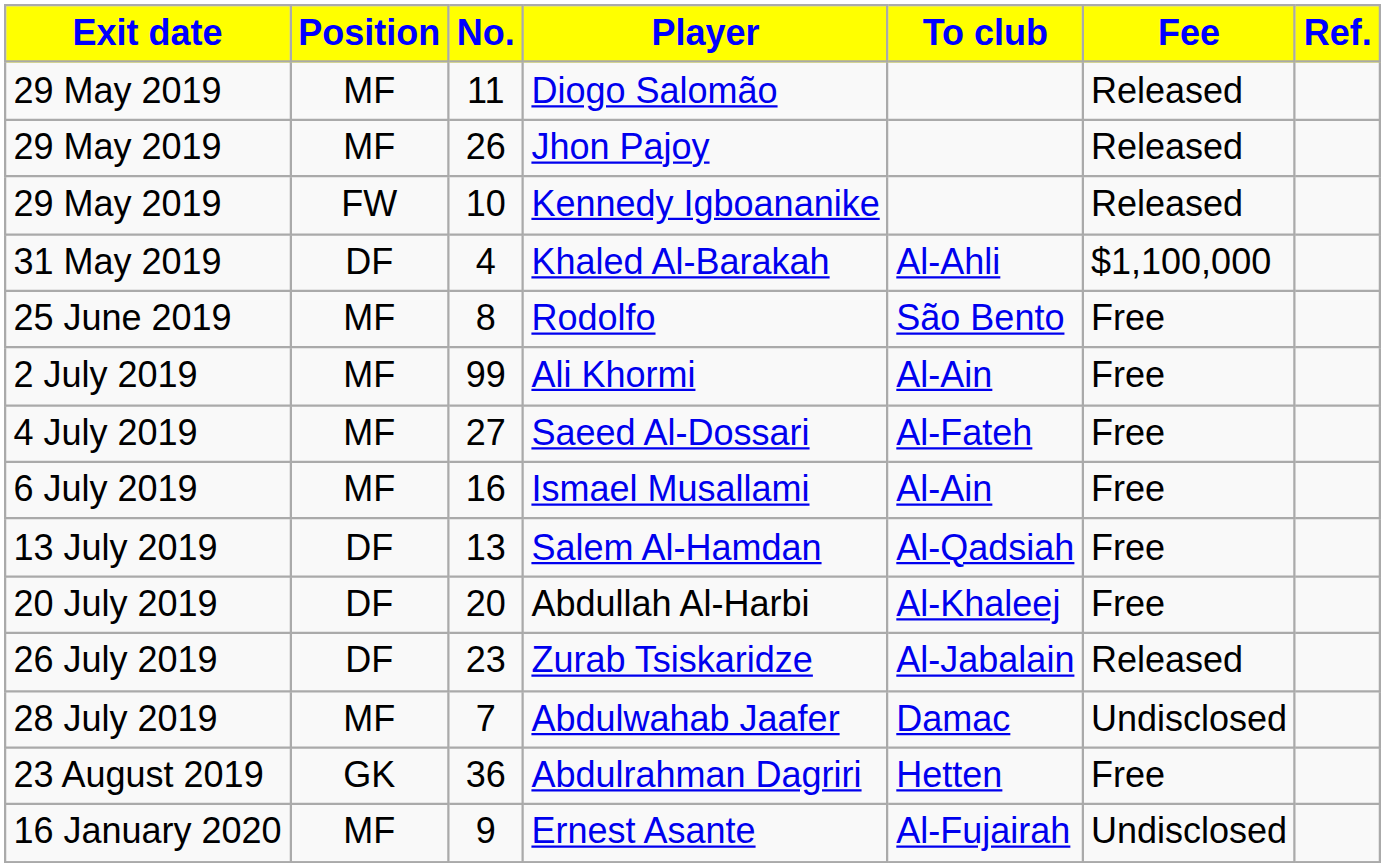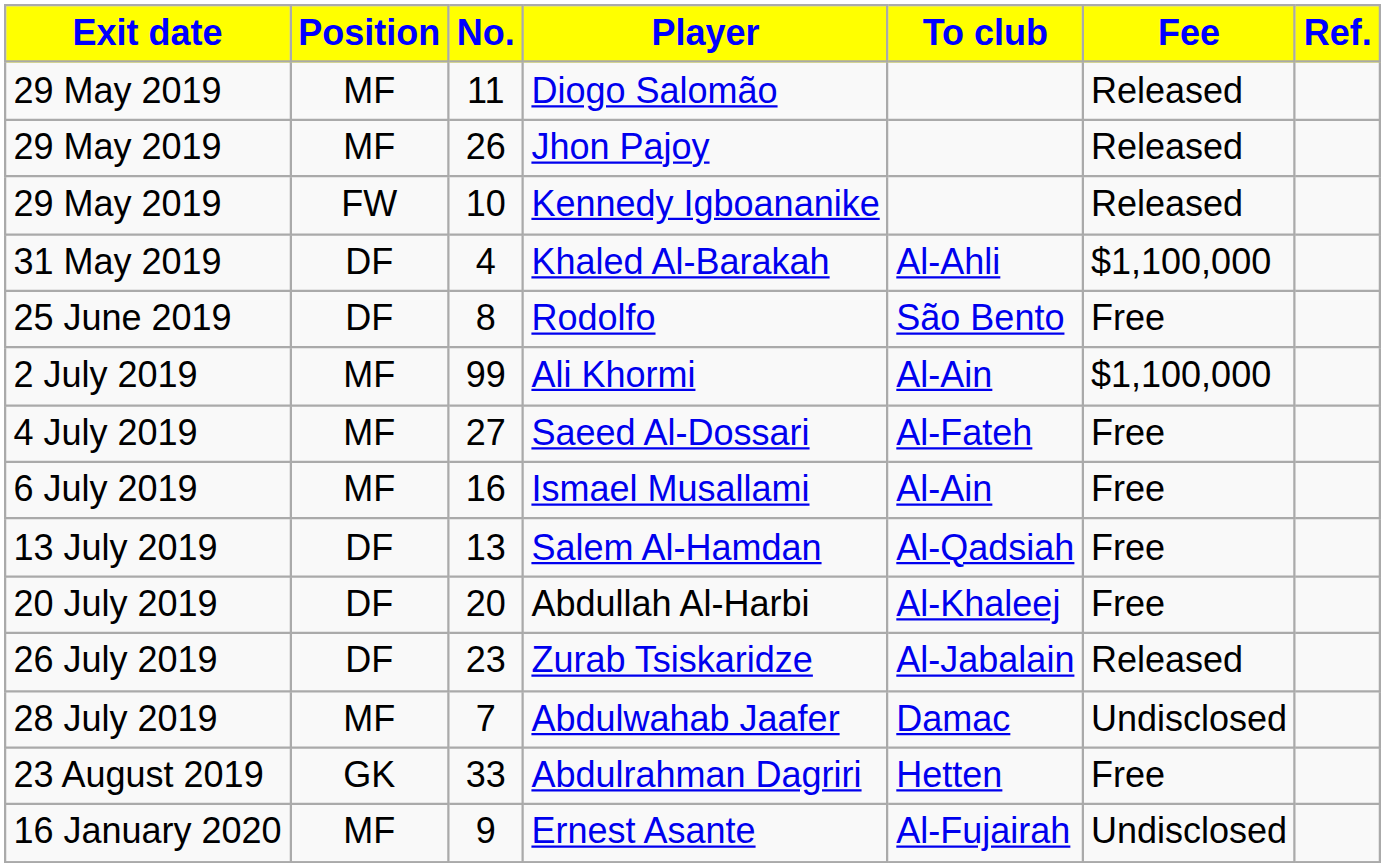(369, 318) MF -> (369, 318) DF
(1128, 375) Free -> (1181, 375) $1,100,000
(486, 775) 36 -> (486, 775) 33
